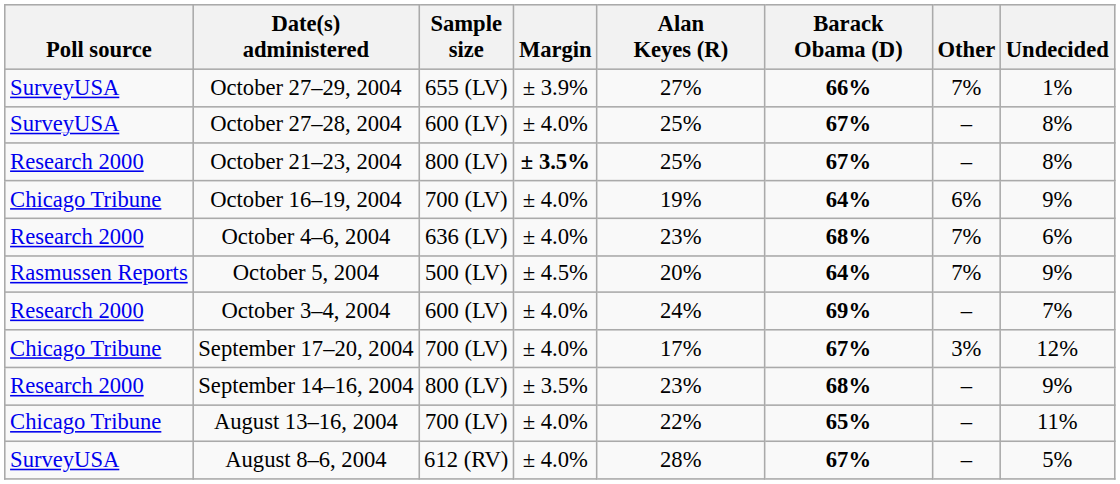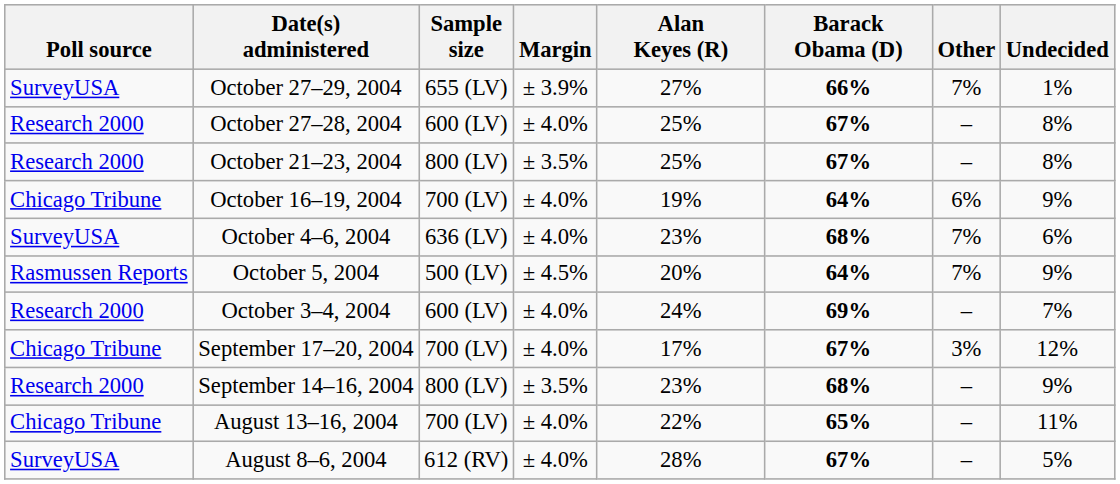(65, 124) SurveyUSA -> (77, 124) Research 2000
(555, 162) bold -> (555, 162) normal
(77, 236) Research 2000 -> (65, 236) SurveyUSA
